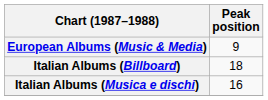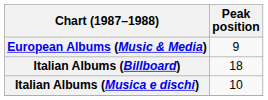(236, 85) 16 -> (236, 85) 10
